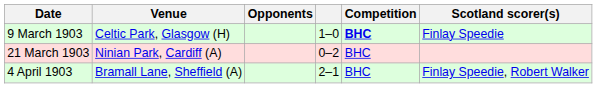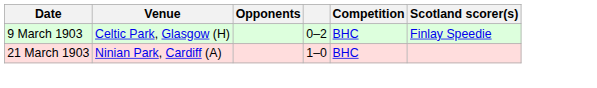(329, 33) 1–0 -> (317, 33) 0–2
(358, 33) bold -> (346, 33) normal
(329, 53) 0–2 -> (317, 53) 1–0
- row: (40, 72)
